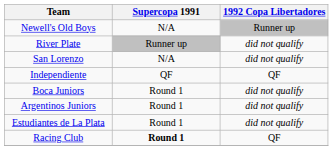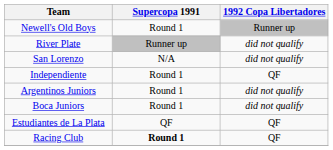(166, 28) N/A -> (166, 28) Round 1
(166, 75) QF -> (166, 75) Round 1
rows swapped: (58, 106) <-> (58, 91)
(166, 122) Round 1 -> (166, 122) QF
(274, 122) did not qualify -> (274, 122) QF
